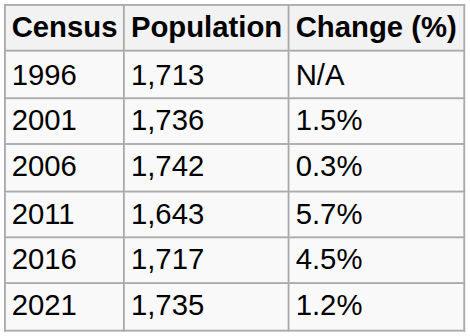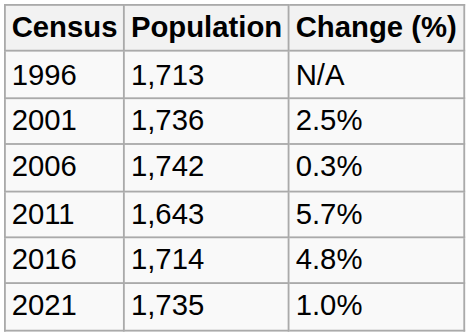(329, 120) 1.5% -> (329, 120) 2.5%
(168, 259) 1,717 -> (168, 259) 1,714
(329, 259) 4.5% -> (329, 259) 4.8%
(329, 306) 1.2% -> (329, 306) 1.0%
